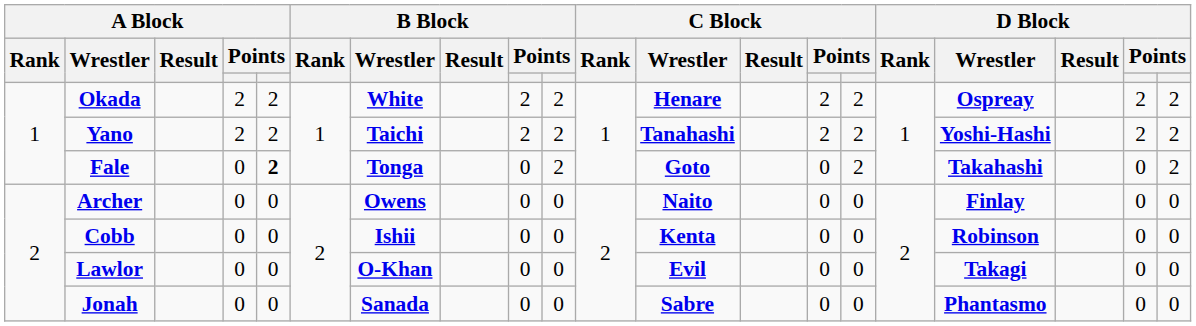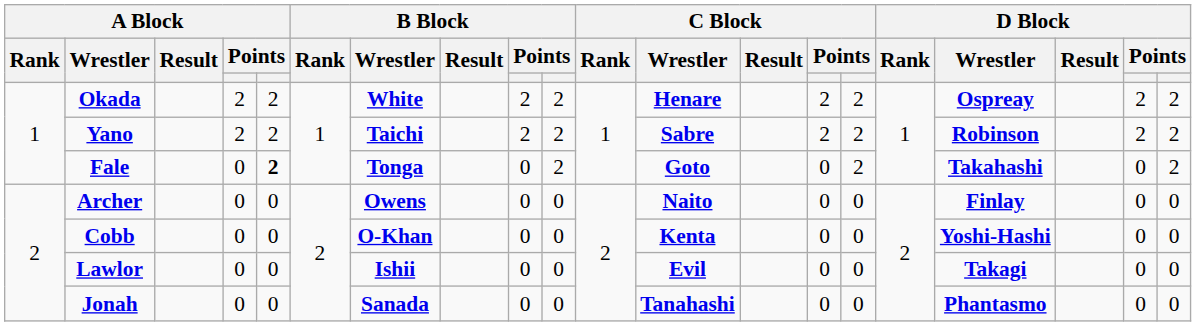(687, 133) Tanahashi -> (687, 133) Sabre
(995, 133) Yoshi-Hashi -> (995, 133) Robinson
(395, 235) Ishii -> (395, 235) O-Khan
(995, 235) Robinson -> (995, 235) Yoshi-Hashi
(395, 269) O-Khan -> (395, 269) Ishii
(687, 303) Sabre -> (687, 303) Tanahashi
